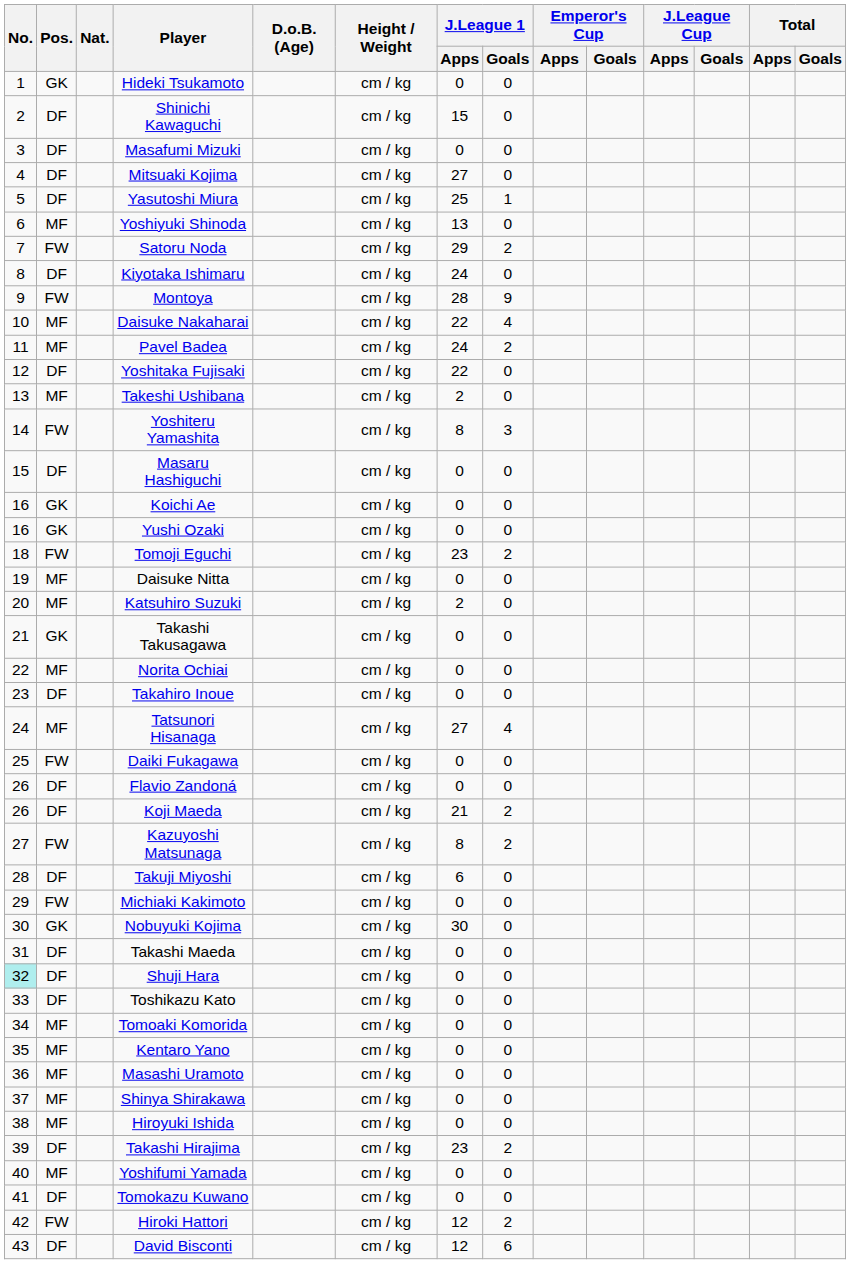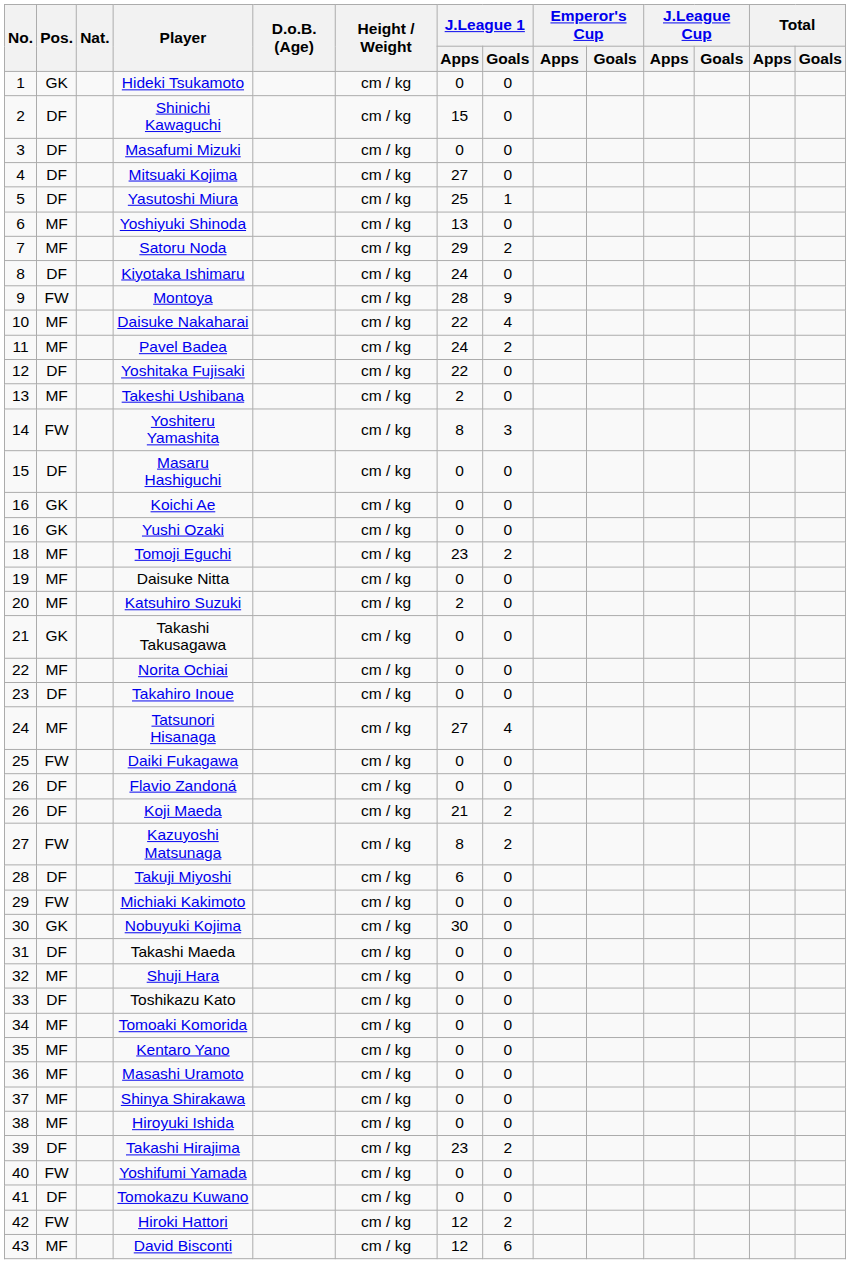(57, 248) FW -> (57, 248) MF
(57, 554) FW -> (57, 554) MF
(21, 975) paleturquoise background -> (21, 975) no background
(57, 975) DF -> (57, 975) MF
(57, 1172) MF -> (57, 1172) FW
(57, 1246) DF -> (57, 1246) MF
